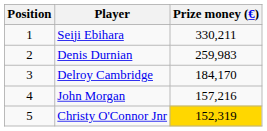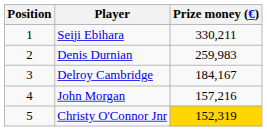(216, 75) 184,170 -> (216, 75) 184,167
